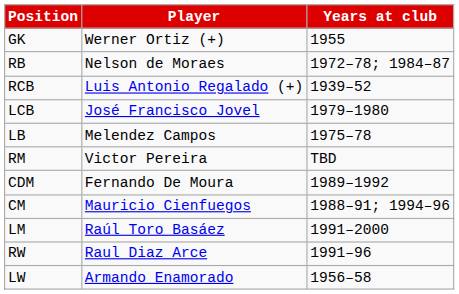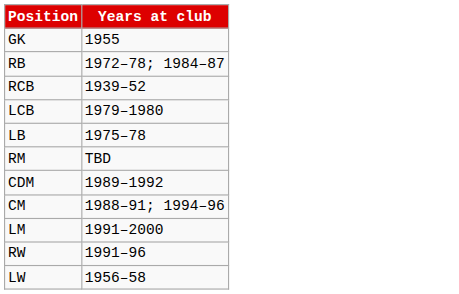- column: (194, 16)
